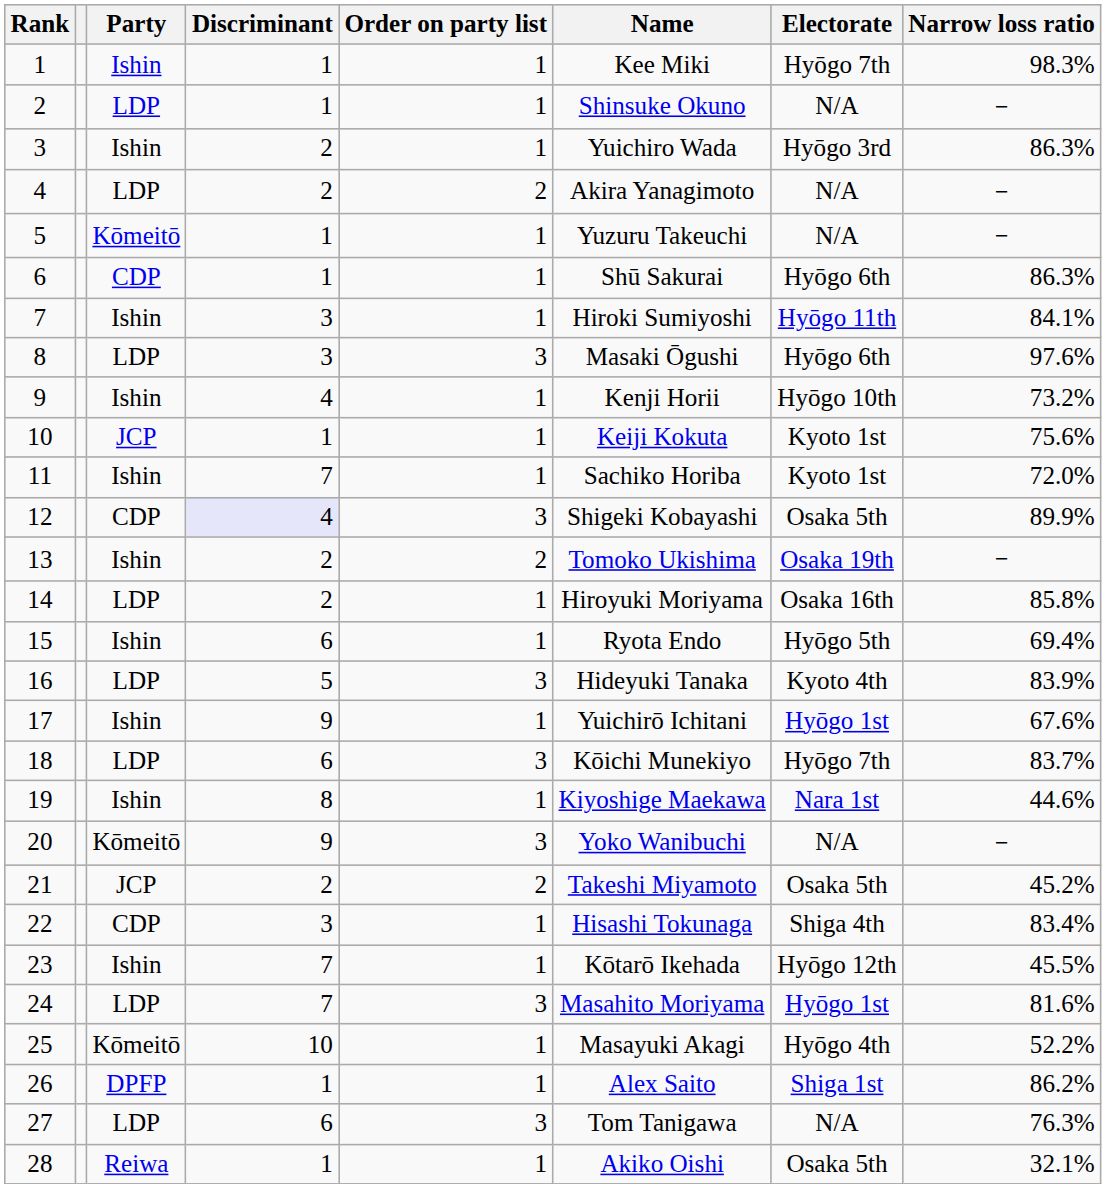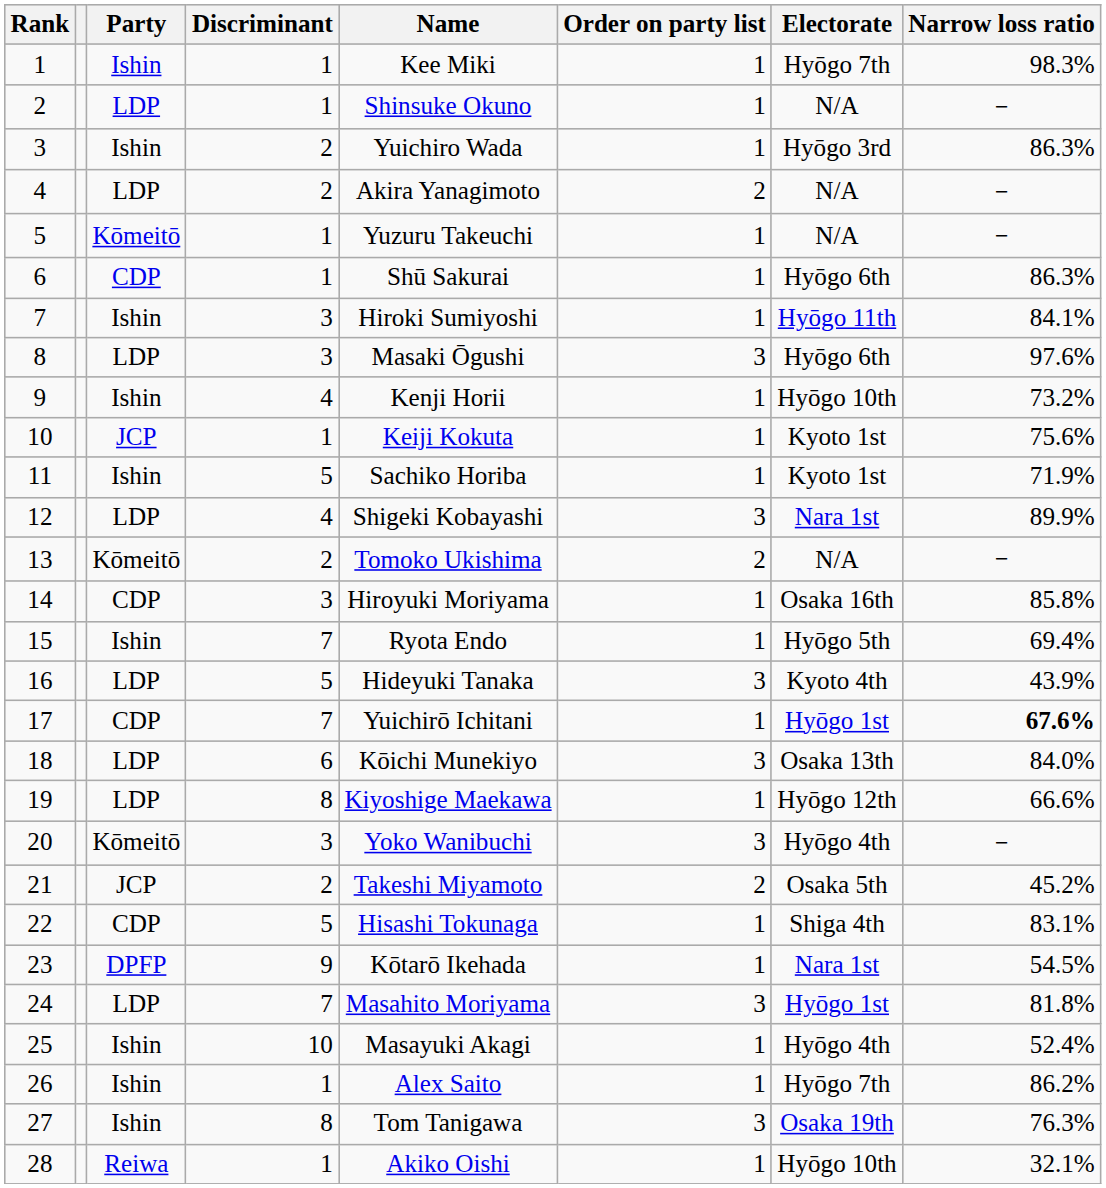columns swapped: (662, 24) <-> (446, 24)
(327, 476) 7 -> (327, 476) 5
(1062, 476) 72.0% -> (1062, 476) 71.9%
(136, 516) CDP -> (136, 516) LDP
(327, 516) lavender background -> (327, 516) no background
(837, 516) Osaka 5th -> (837, 516) Nara 1st
(136, 558) Ishin -> (136, 558) Kōmeitō
(837, 558) Osaka 19th -> (837, 558) N/A
(136, 601) LDP -> (136, 601) CDP
(327, 601) 2 -> (327, 601) 3
(327, 640) 6 -> (327, 640) 7
(1062, 680) 83.9% -> (1062, 680) 43.9%
(136, 720) Ishin -> (136, 720) CDP
(327, 720) 9 -> (327, 720) 7
(1062, 720) normal -> (1060, 720) bold
(837, 760) Hyōgo 7th -> (837, 760) Osaka 13th
(1062, 760) 83.7% -> (1062, 760) 84.0%
(136, 800) Ishin -> (136, 800) LDP
(837, 800) Nara 1st -> (837, 800) Hyōgo 12th
(1062, 800) 44.6% -> (1062, 800) 66.6%
(327, 842) 9 -> (327, 842) 3
(837, 842) N/A -> (837, 842) Hyōgo 4th
(327, 924) 3 -> (327, 924) 5
(1062, 924) 83.4% -> (1062, 924) 83.1%
(136, 964) Ishin -> (136, 964) DPFP
(327, 964) 7 -> (327, 964) 9
(837, 964) Hyōgo 12th -> (837, 964) Nara 1st
(1062, 964) 45.5% -> (1062, 964) 54.5%
(1062, 1004) 81.6% -> (1062, 1004) 81.8%
(136, 1043) Kōmeitō -> (136, 1043) Ishin
(1062, 1043) 52.2% -> (1062, 1043) 52.4%
(136, 1083) DPFP -> (136, 1083) Ishin
(837, 1083) Shiga 1st -> (837, 1083) Hyōgo 7th
(136, 1123) LDP -> (136, 1123) Ishin
(327, 1123) 6 -> (327, 1123) 8
(837, 1123) N/A -> (837, 1123) Osaka 19th
(837, 1163) Osaka 5th -> (837, 1163) Hyōgo 10th
